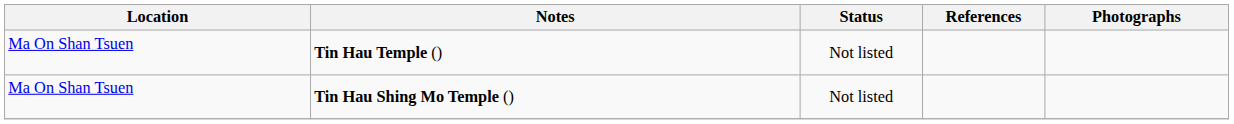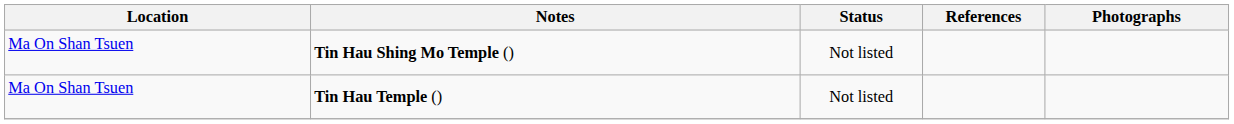rows swapped: (414, 96) <-> (378, 52)
